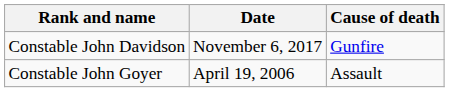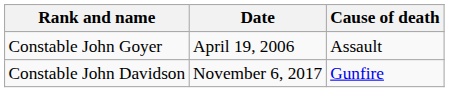rows swapped: (85, 73) <-> (97, 45)
